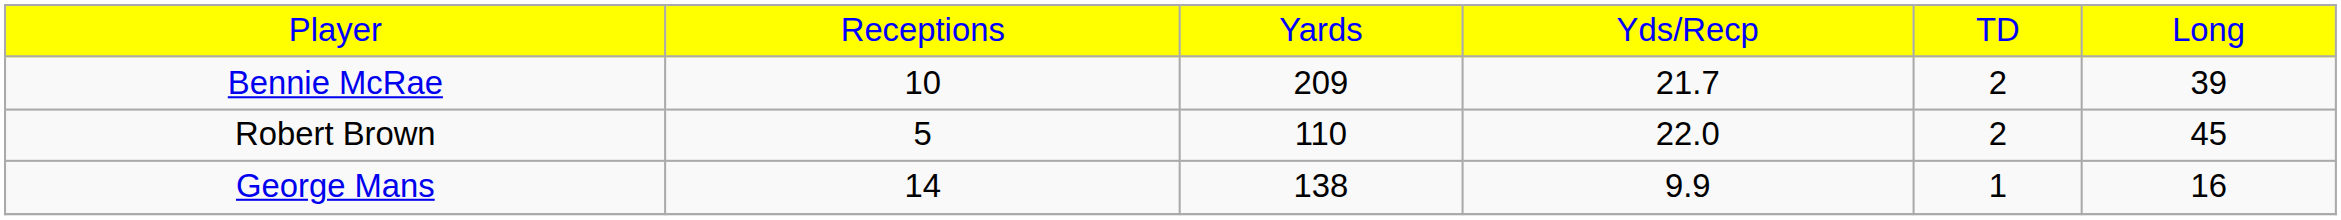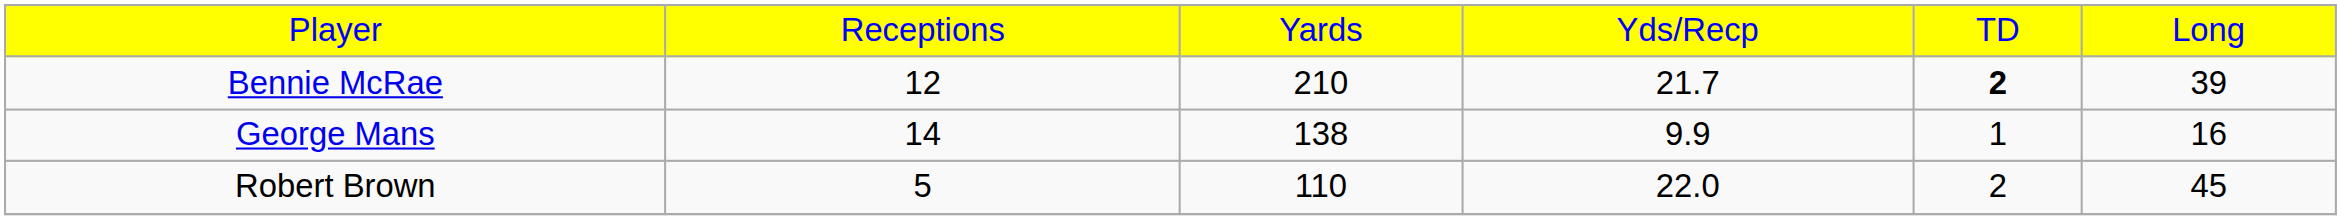(923, 82) 10 -> (923, 82) 12
(1321, 82) 209 -> (1321, 82) 210
(1998, 82) normal -> (1998, 82) bold
rows swapped: (335, 186) <-> (335, 134)
